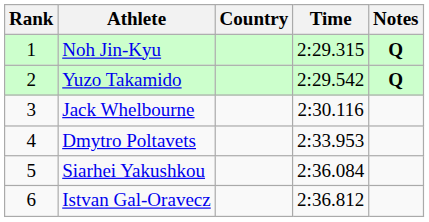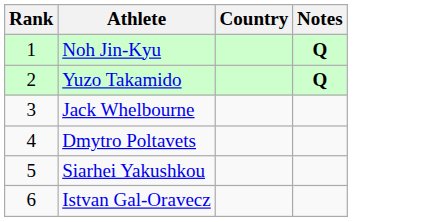- column: (331, 19)
